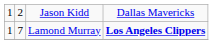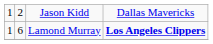(20, 30) 7 -> (20, 30) 6
